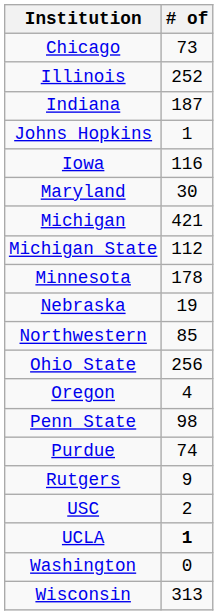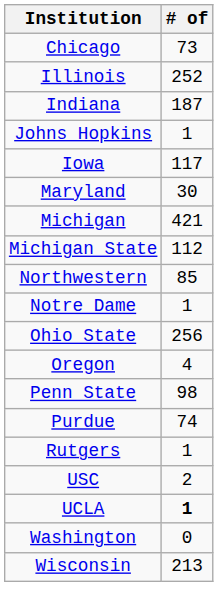(187, 163) 116 -> (187, 163) 117
- row: (83, 278)
- row: (83, 307)
+ row: (83, 307)
(187, 480) 9 -> (187, 451) 1
(187, 595) 313 -> (187, 567) 213
